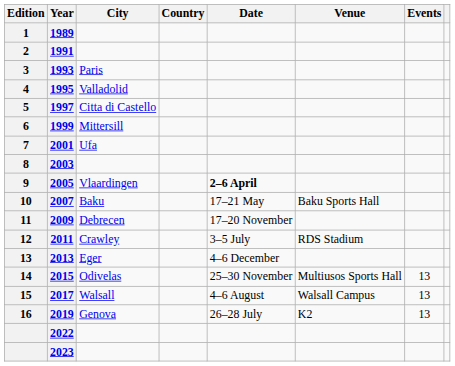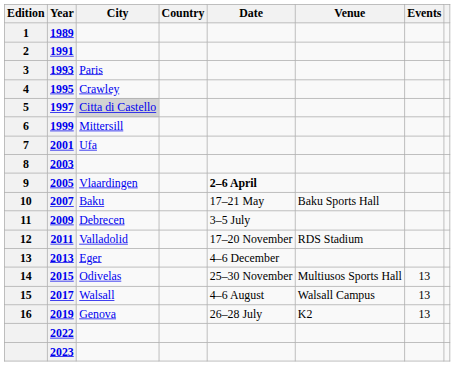(104, 88) Valladolid -> (99, 88) Crawley
(118, 107) no background -> (118, 107) lightgrey background
(251, 220) 17–20 November -> (230, 220) 3–5 July
(99, 239) Crawley -> (104, 239) Valladolid
(230, 239) 3–5 July -> (251, 239) 17–20 November
